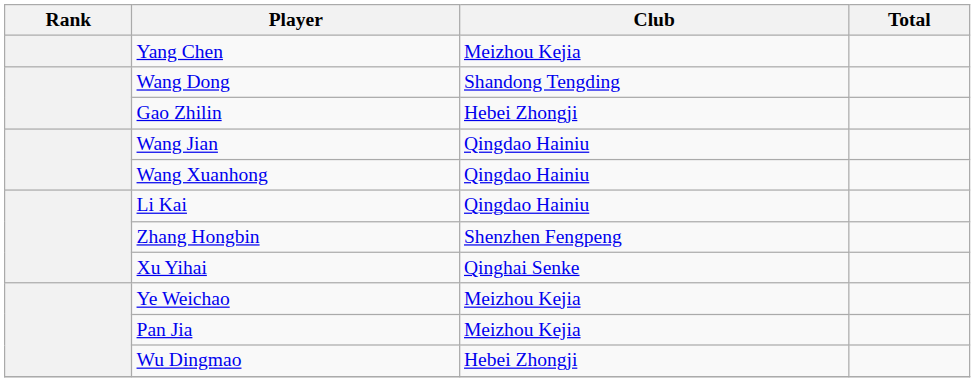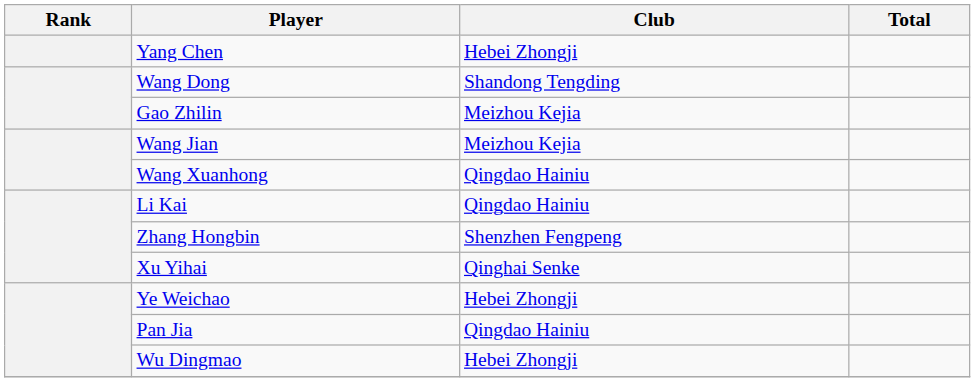(522, 50) Meizhou Kejia -> (521, 50) Hebei Zhongji
(521, 112) Hebei Zhongji -> (522, 112) Meizhou Kejia
(527, 143) Qingdao Hainiu -> (522, 143) Meizhou Kejia
(522, 298) Meizhou Kejia -> (521, 298) Hebei Zhongji
(522, 329) Meizhou Kejia -> (527, 329) Qingdao Hainiu
